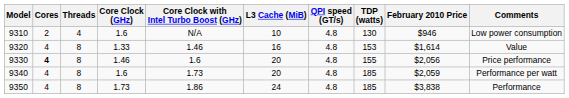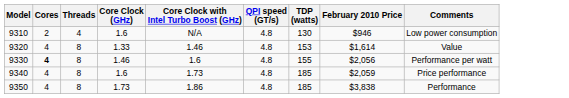- column: (276, 15)
(517, 60) Price performance -> (452, 60) Performance per watt
(517, 73) Performance per watt -> (452, 73) Price performance
